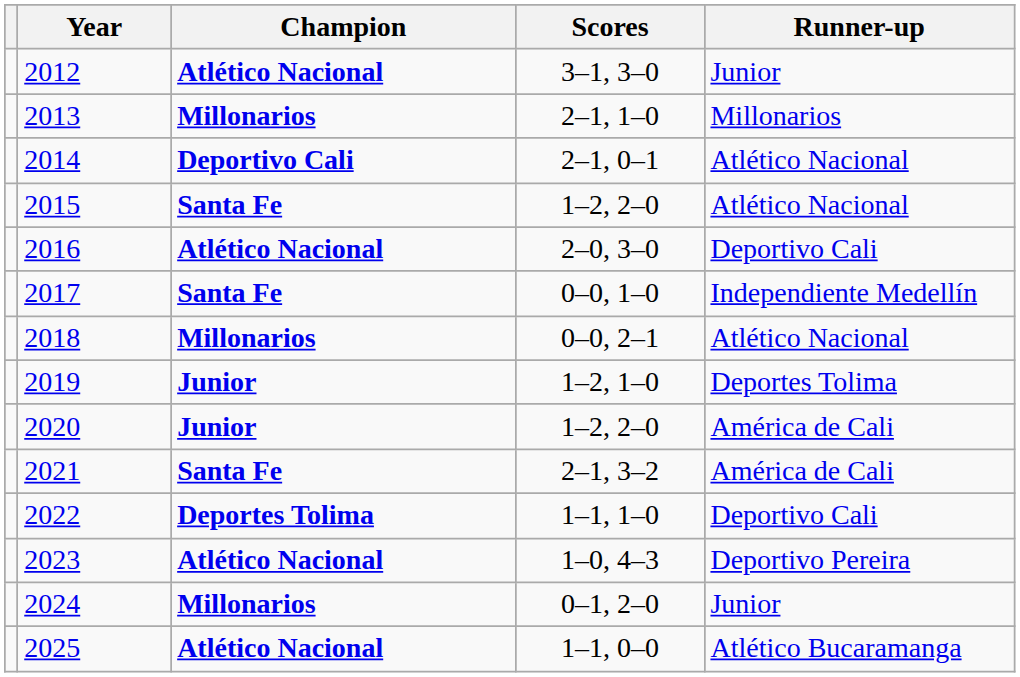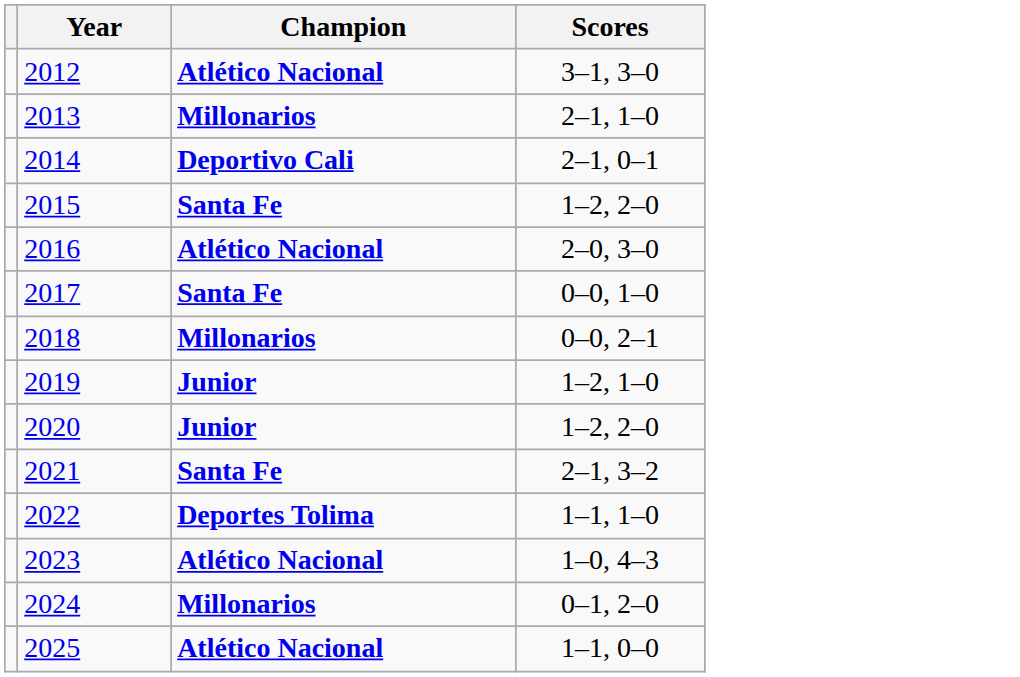- column: (859, 26)
